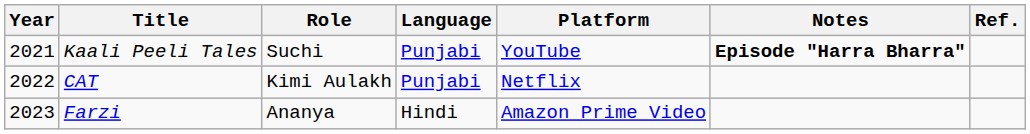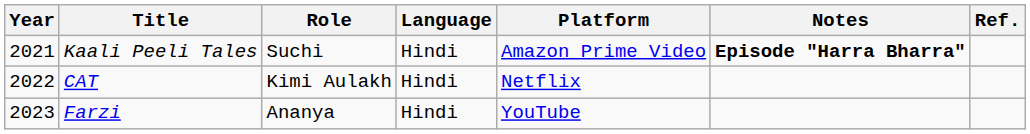(441, 51) Punjabi -> (429, 51) Hindi
(541, 51) YouTube -> (604, 51) Amazon Prime Video
(441, 82) Punjabi -> (429, 82) Hindi
(604, 113) Amazon Prime Video -> (541, 113) YouTube
